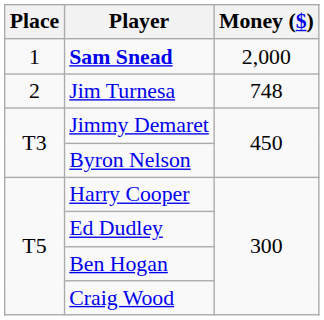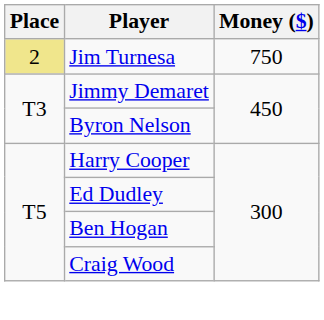- row: (121, 56)
(34, 90) no background -> (34, 56) khaki background
(266, 90) 748 -> (266, 56) 750
